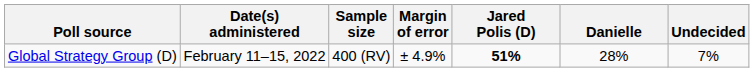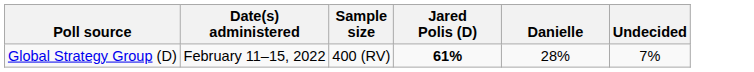- column: (423, 24)
(506, 56) 51% -> (448, 56) 61%
